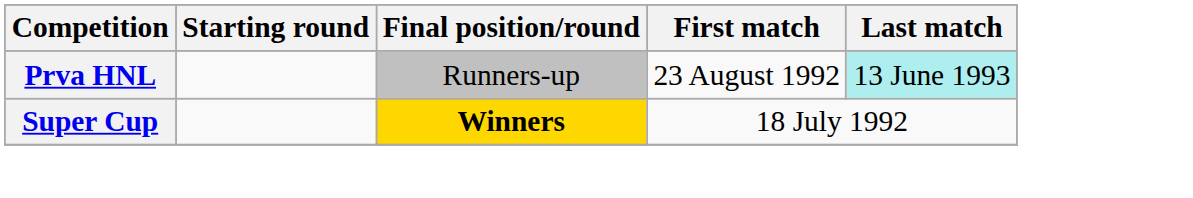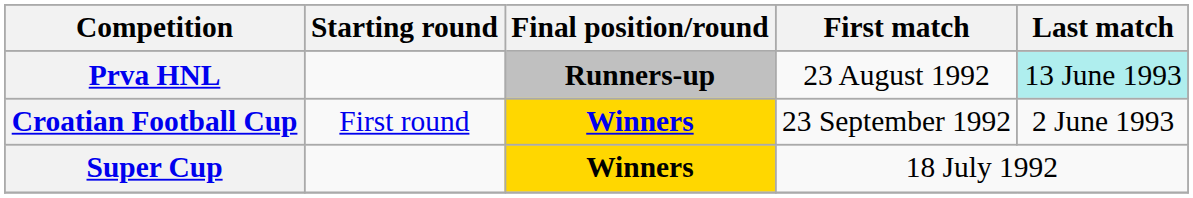(511, 74) normal -> (640, 74) bold
+ row: (155, 121)
